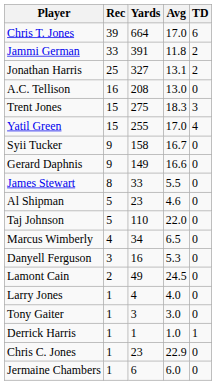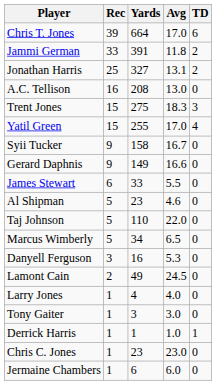(109, 182) 8 -> (109, 182) 6
(109, 239) 4 -> (109, 239) 5
(176, 351) 22.9 -> (176, 351) 23.0
